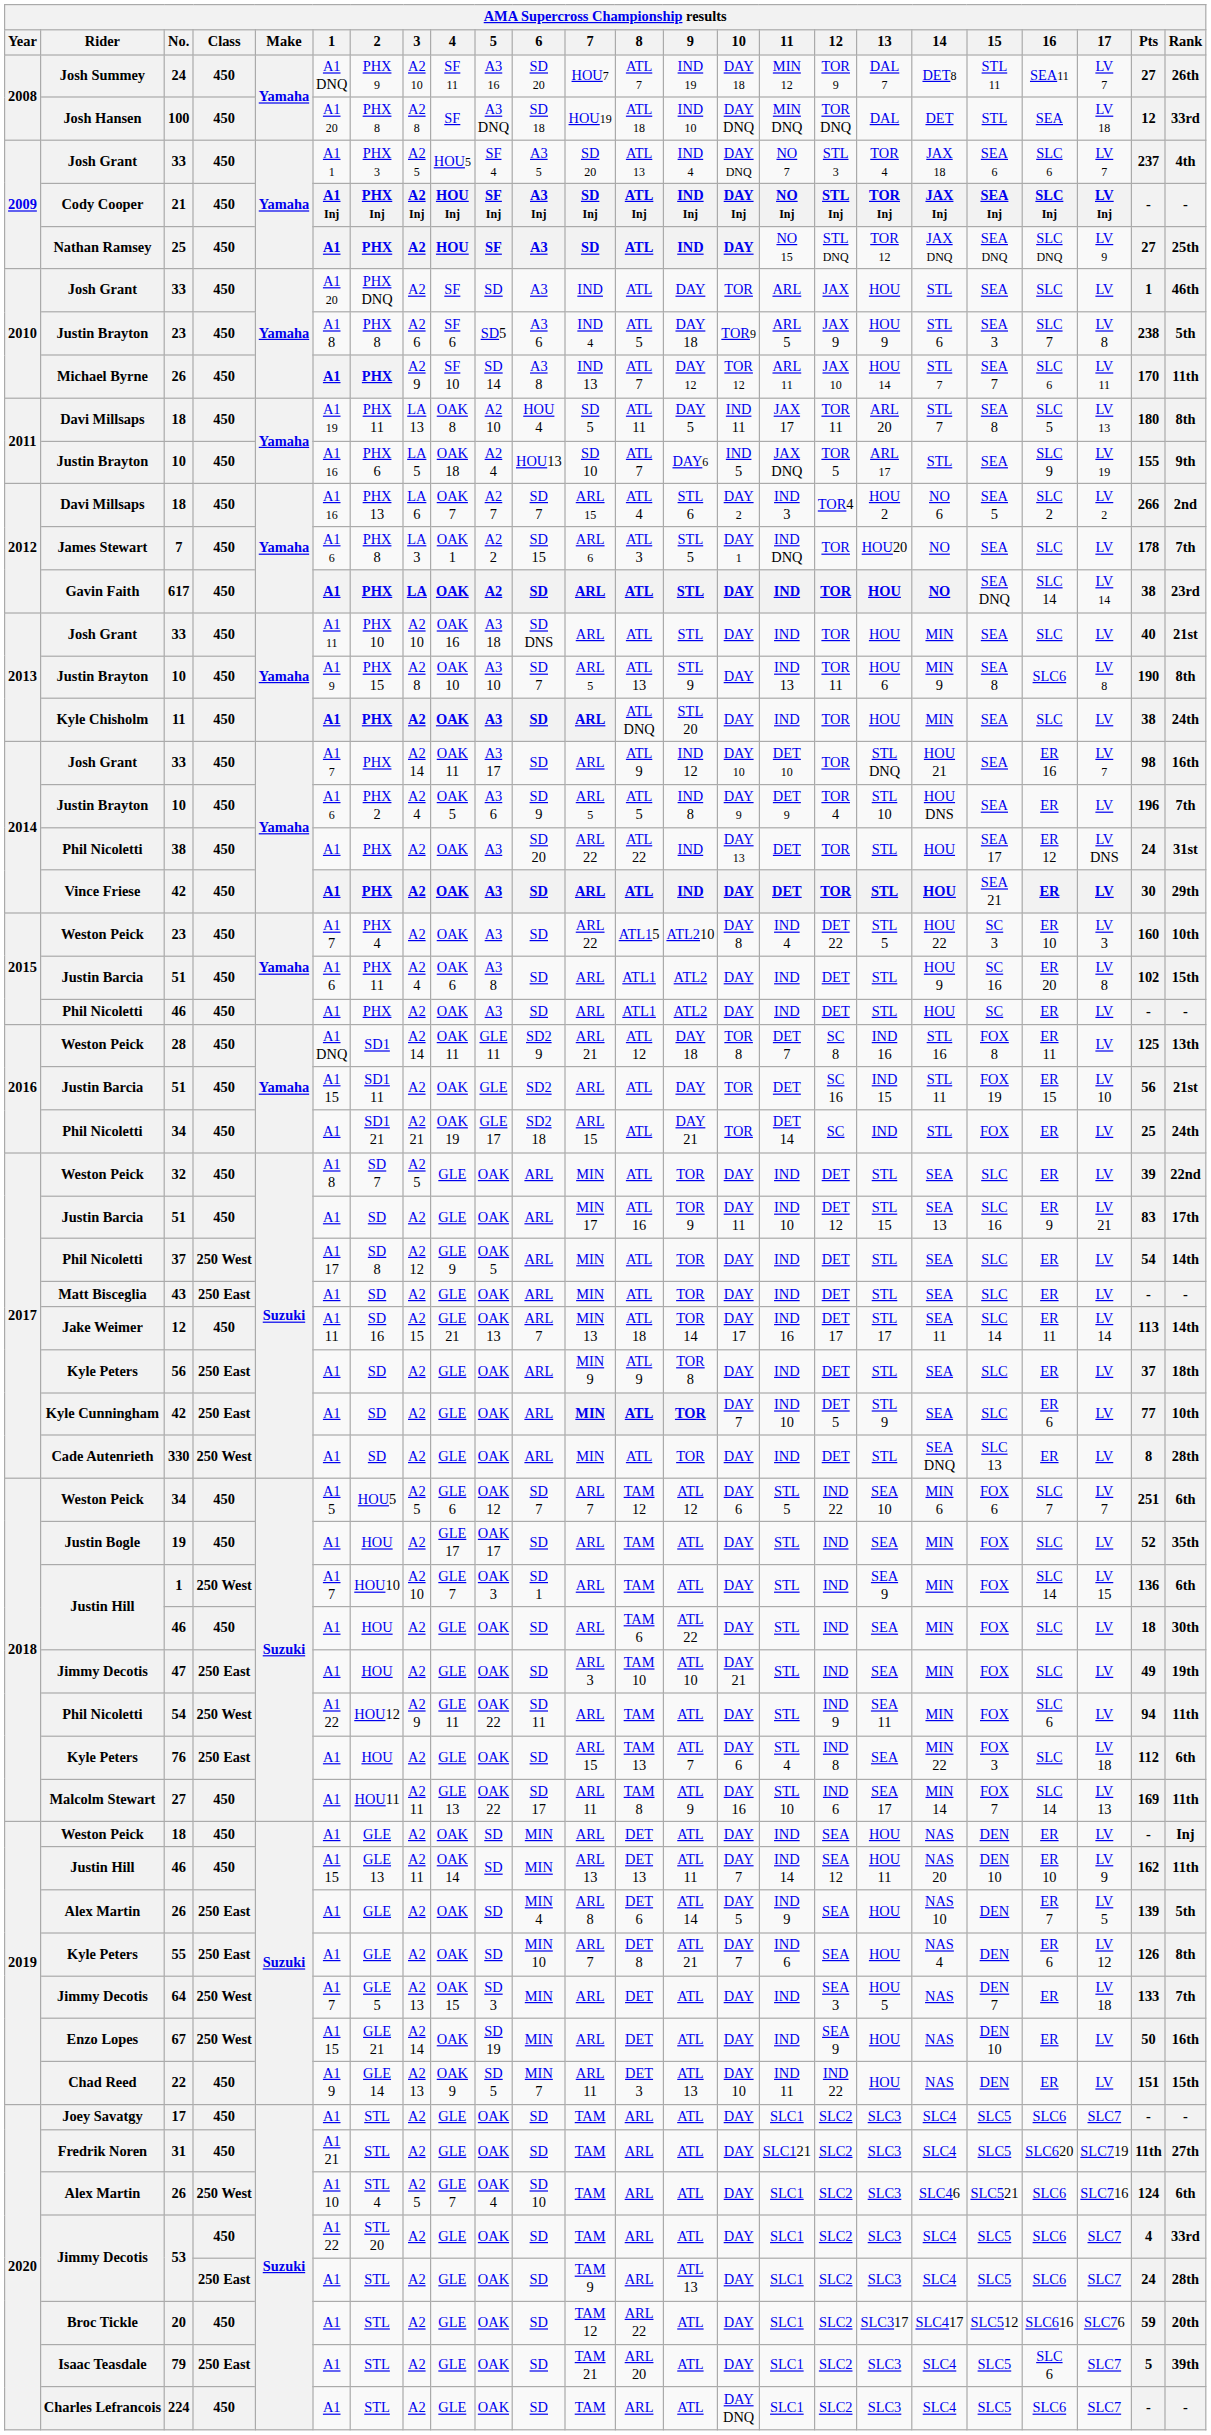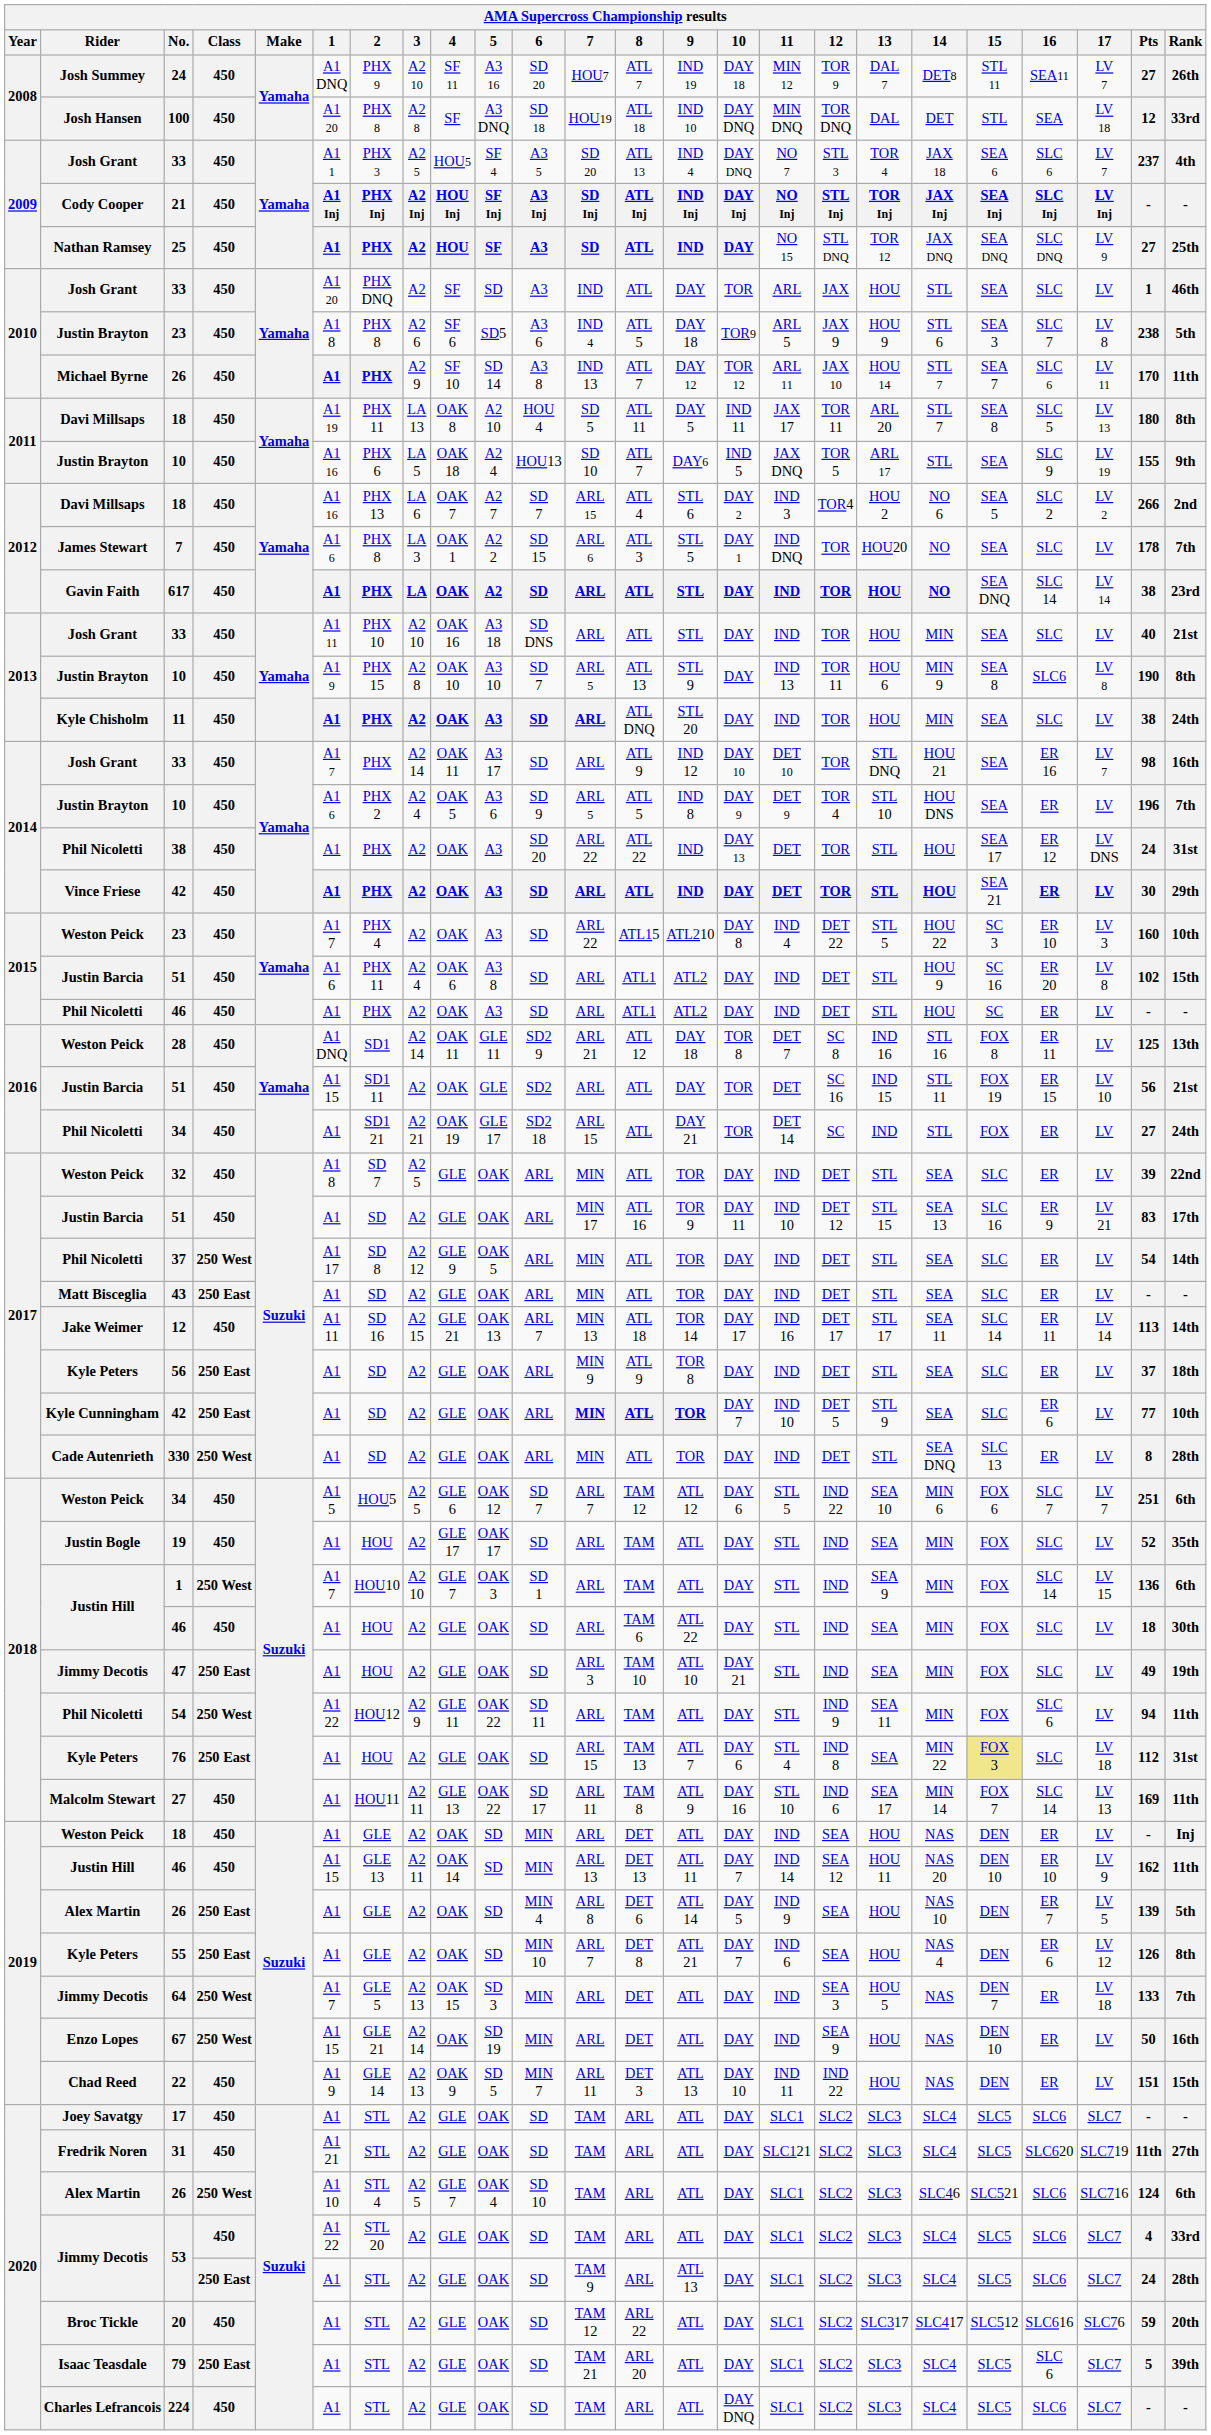(1148, 1131) 25 -> (1148, 1131) 27
(994, 1757) no background -> (994, 1757) khaki background
(1185, 1757) 6th -> (1185, 1757) 31st
